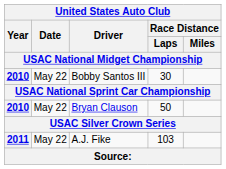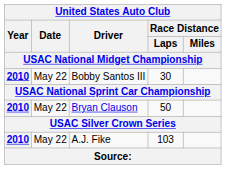(18, 140) 2011 -> (18, 140) 2010
